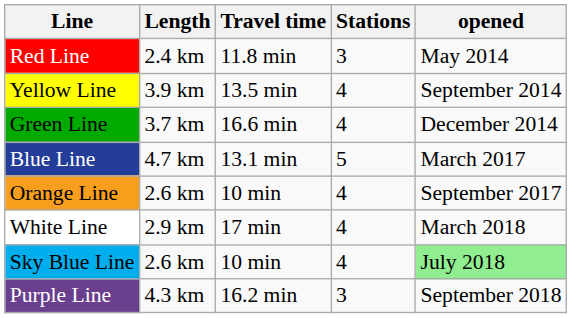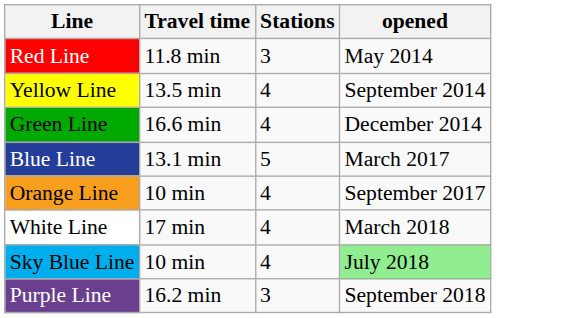- column: (177, 21)
